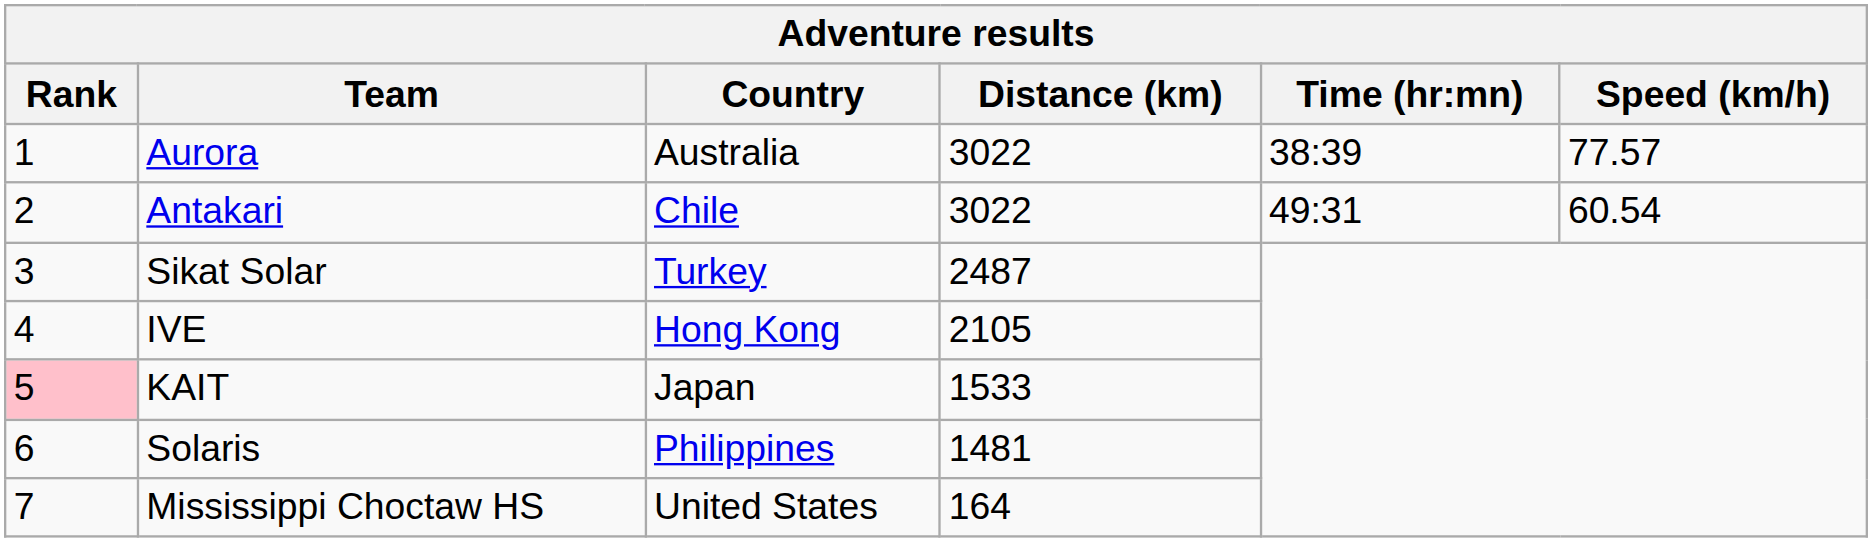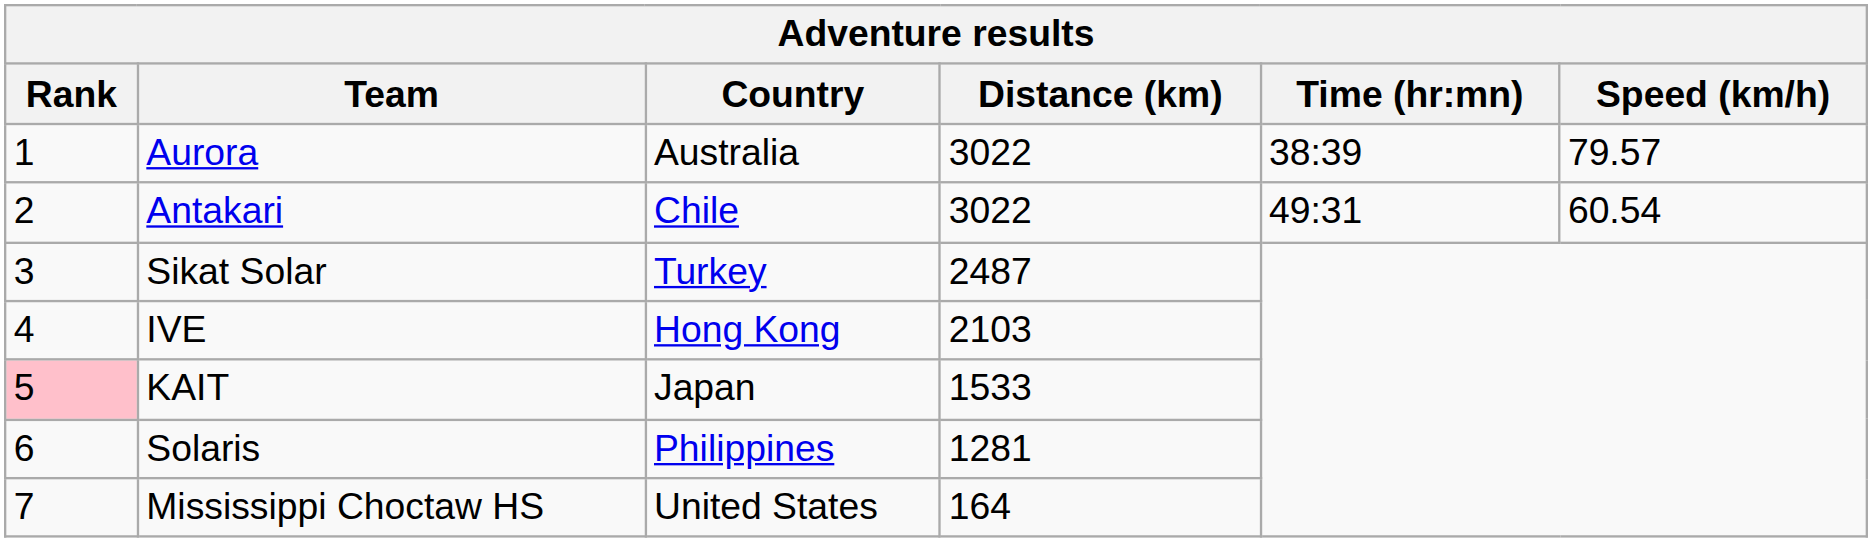(1615, 152) 77.57 -> (1615, 152) 79.57
(990, 329) 2105 -> (990, 329) 2103
(990, 447) 1481 -> (990, 447) 1281
